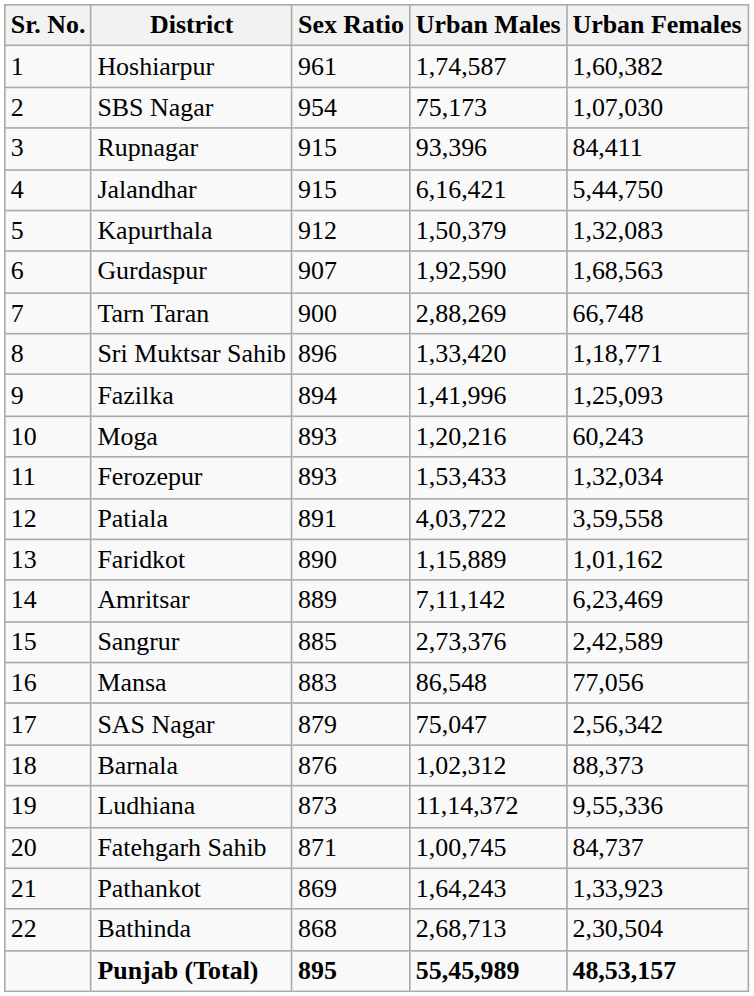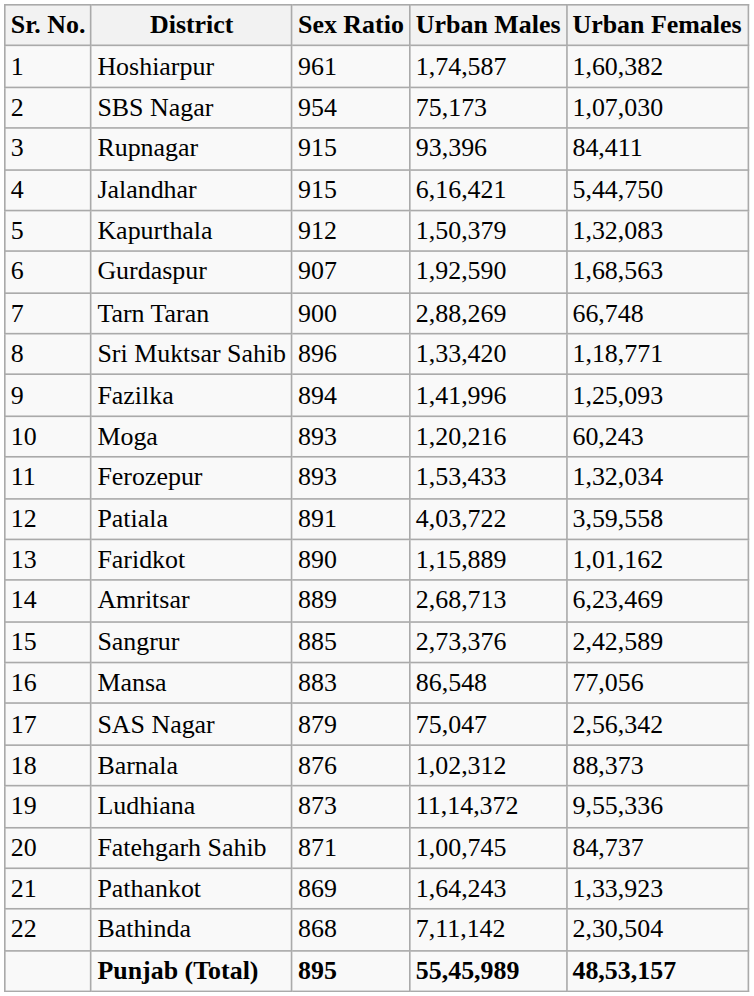(461, 600) 7,11,142 -> (461, 600) 2,68,713
(461, 929) 2,68,713 -> (461, 929) 7,11,142
